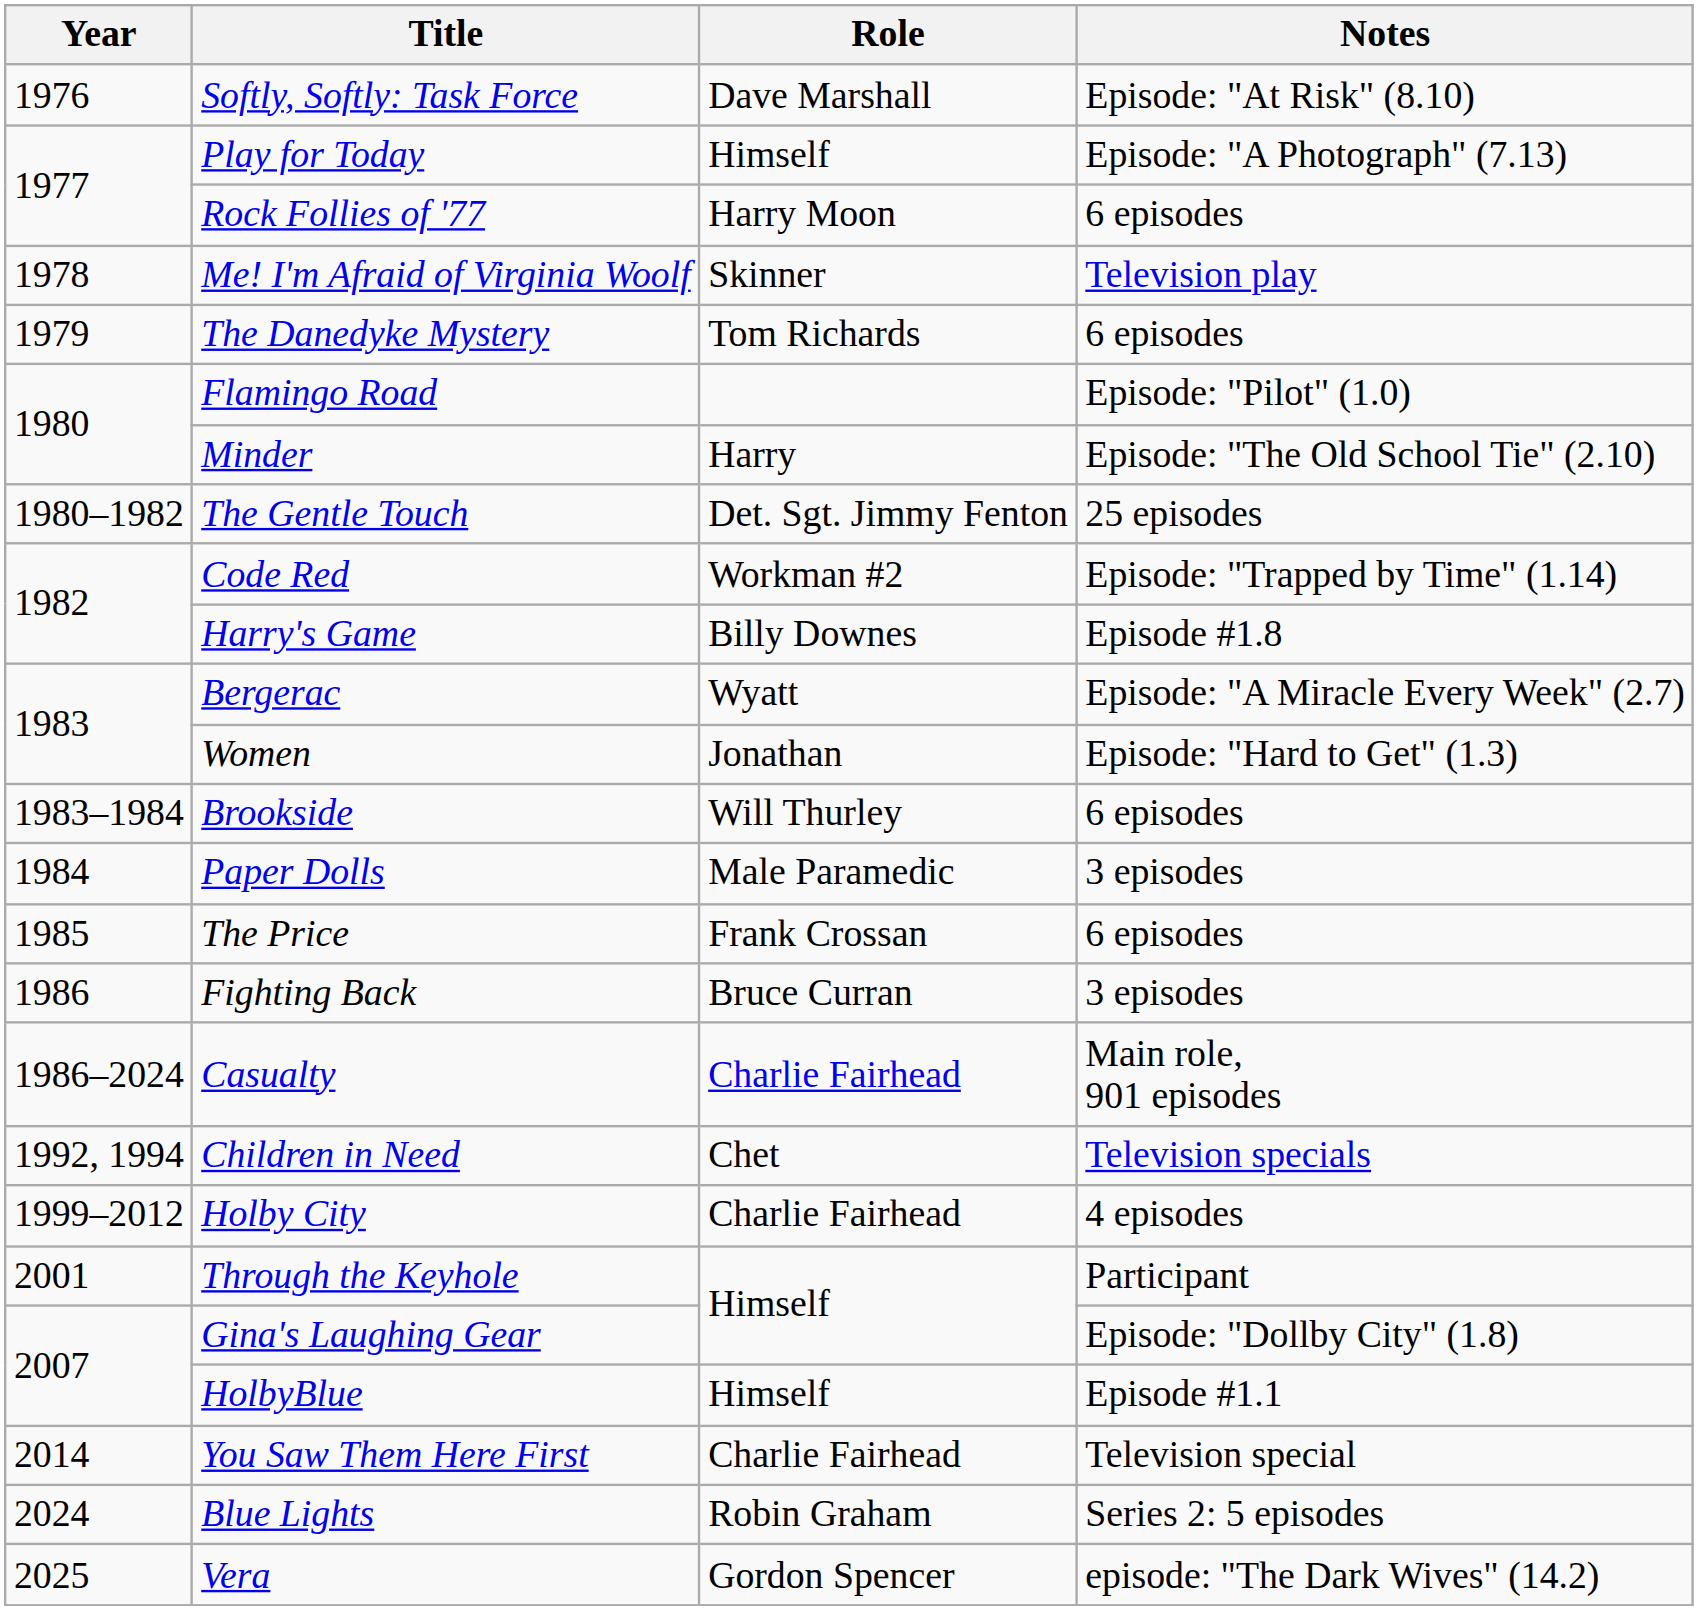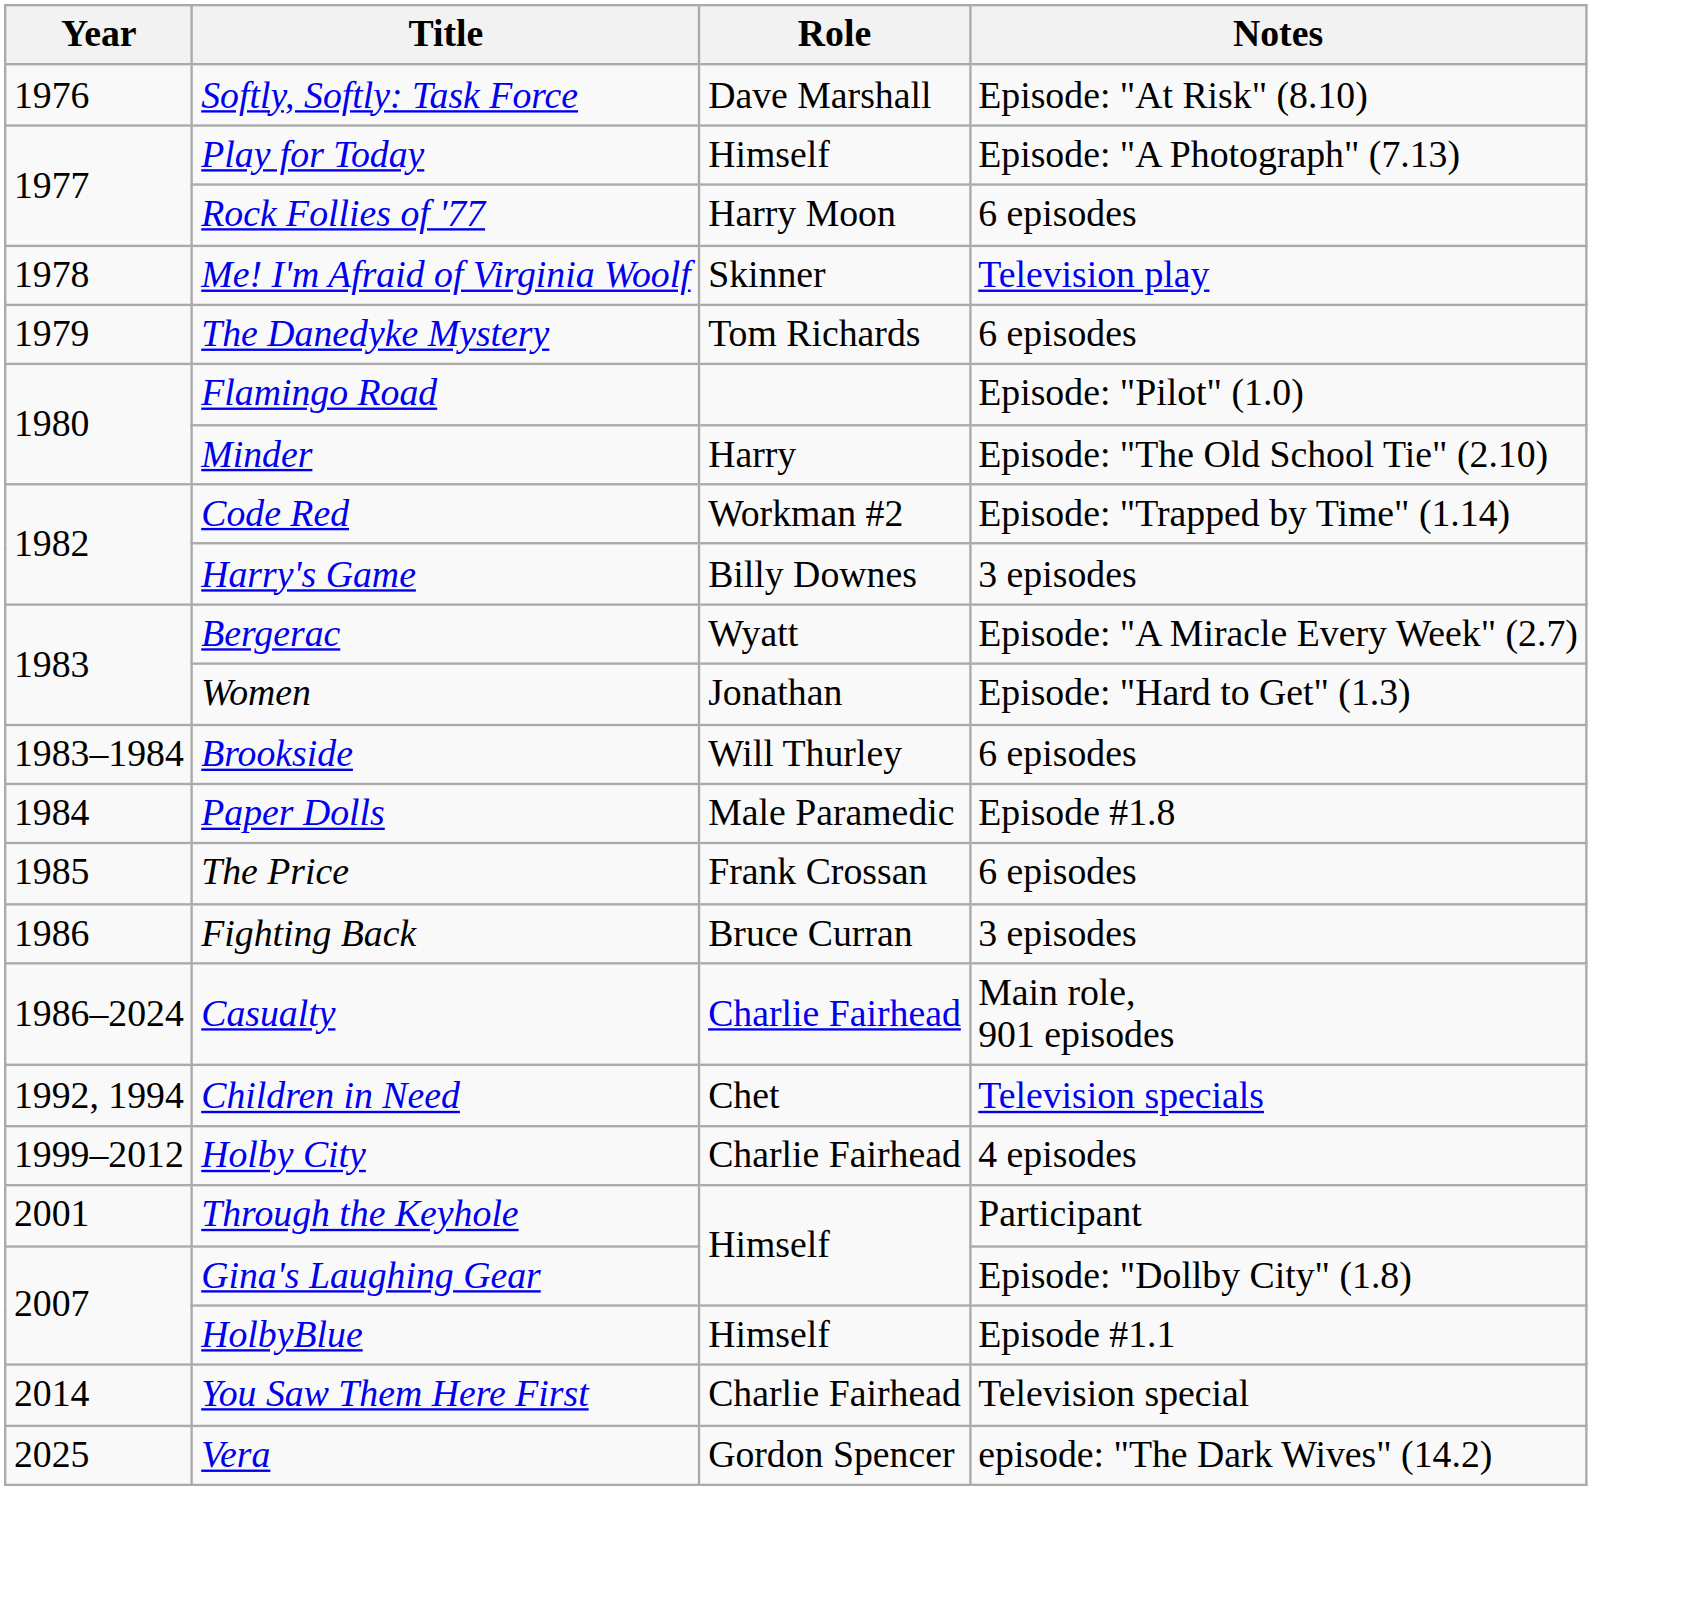- row: (335, 513)
(1184, 633) Episode #1.8 -> (1057, 573) 3 episodes
(1165, 872) 3 episodes -> (1077, 812) Episode #1.8
- row: (288, 1514)
